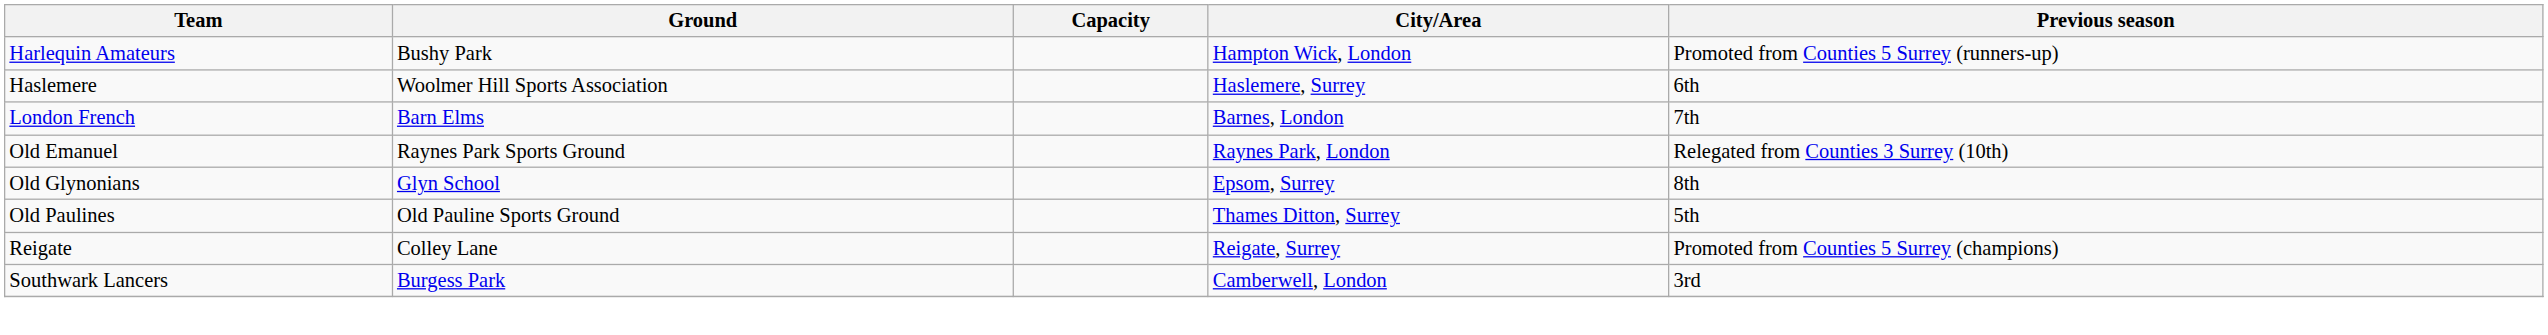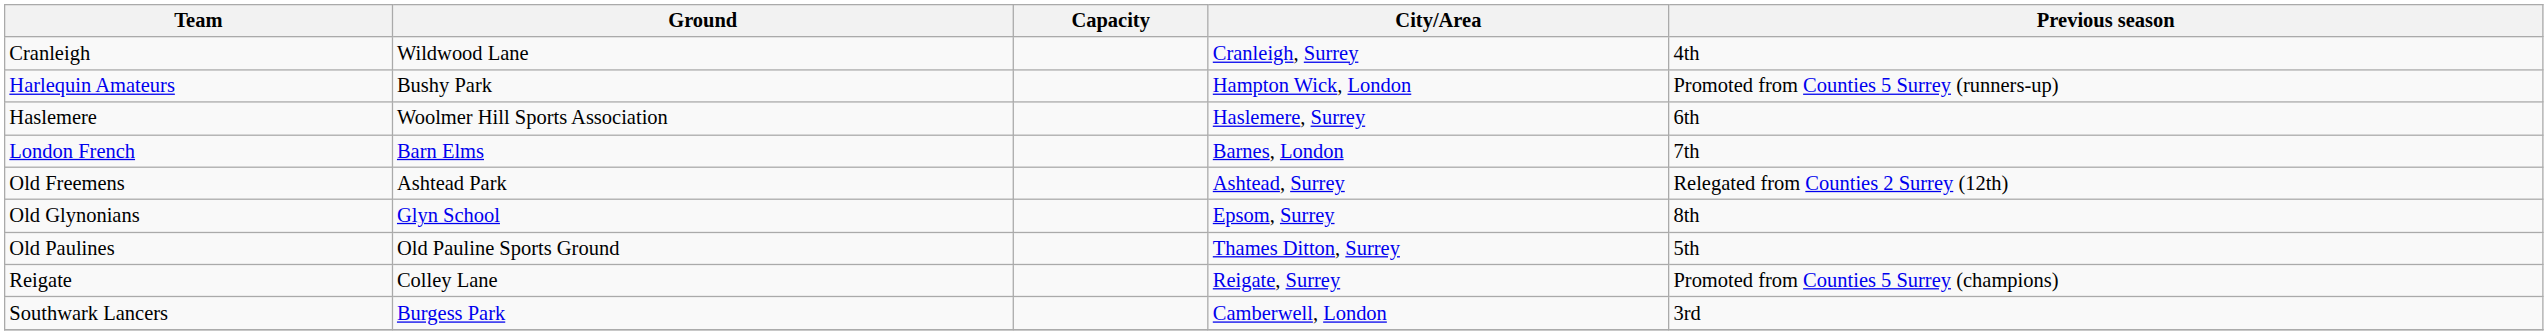+ row: (50, 53)
- row: (64, 150)
+ row: (67, 183)
